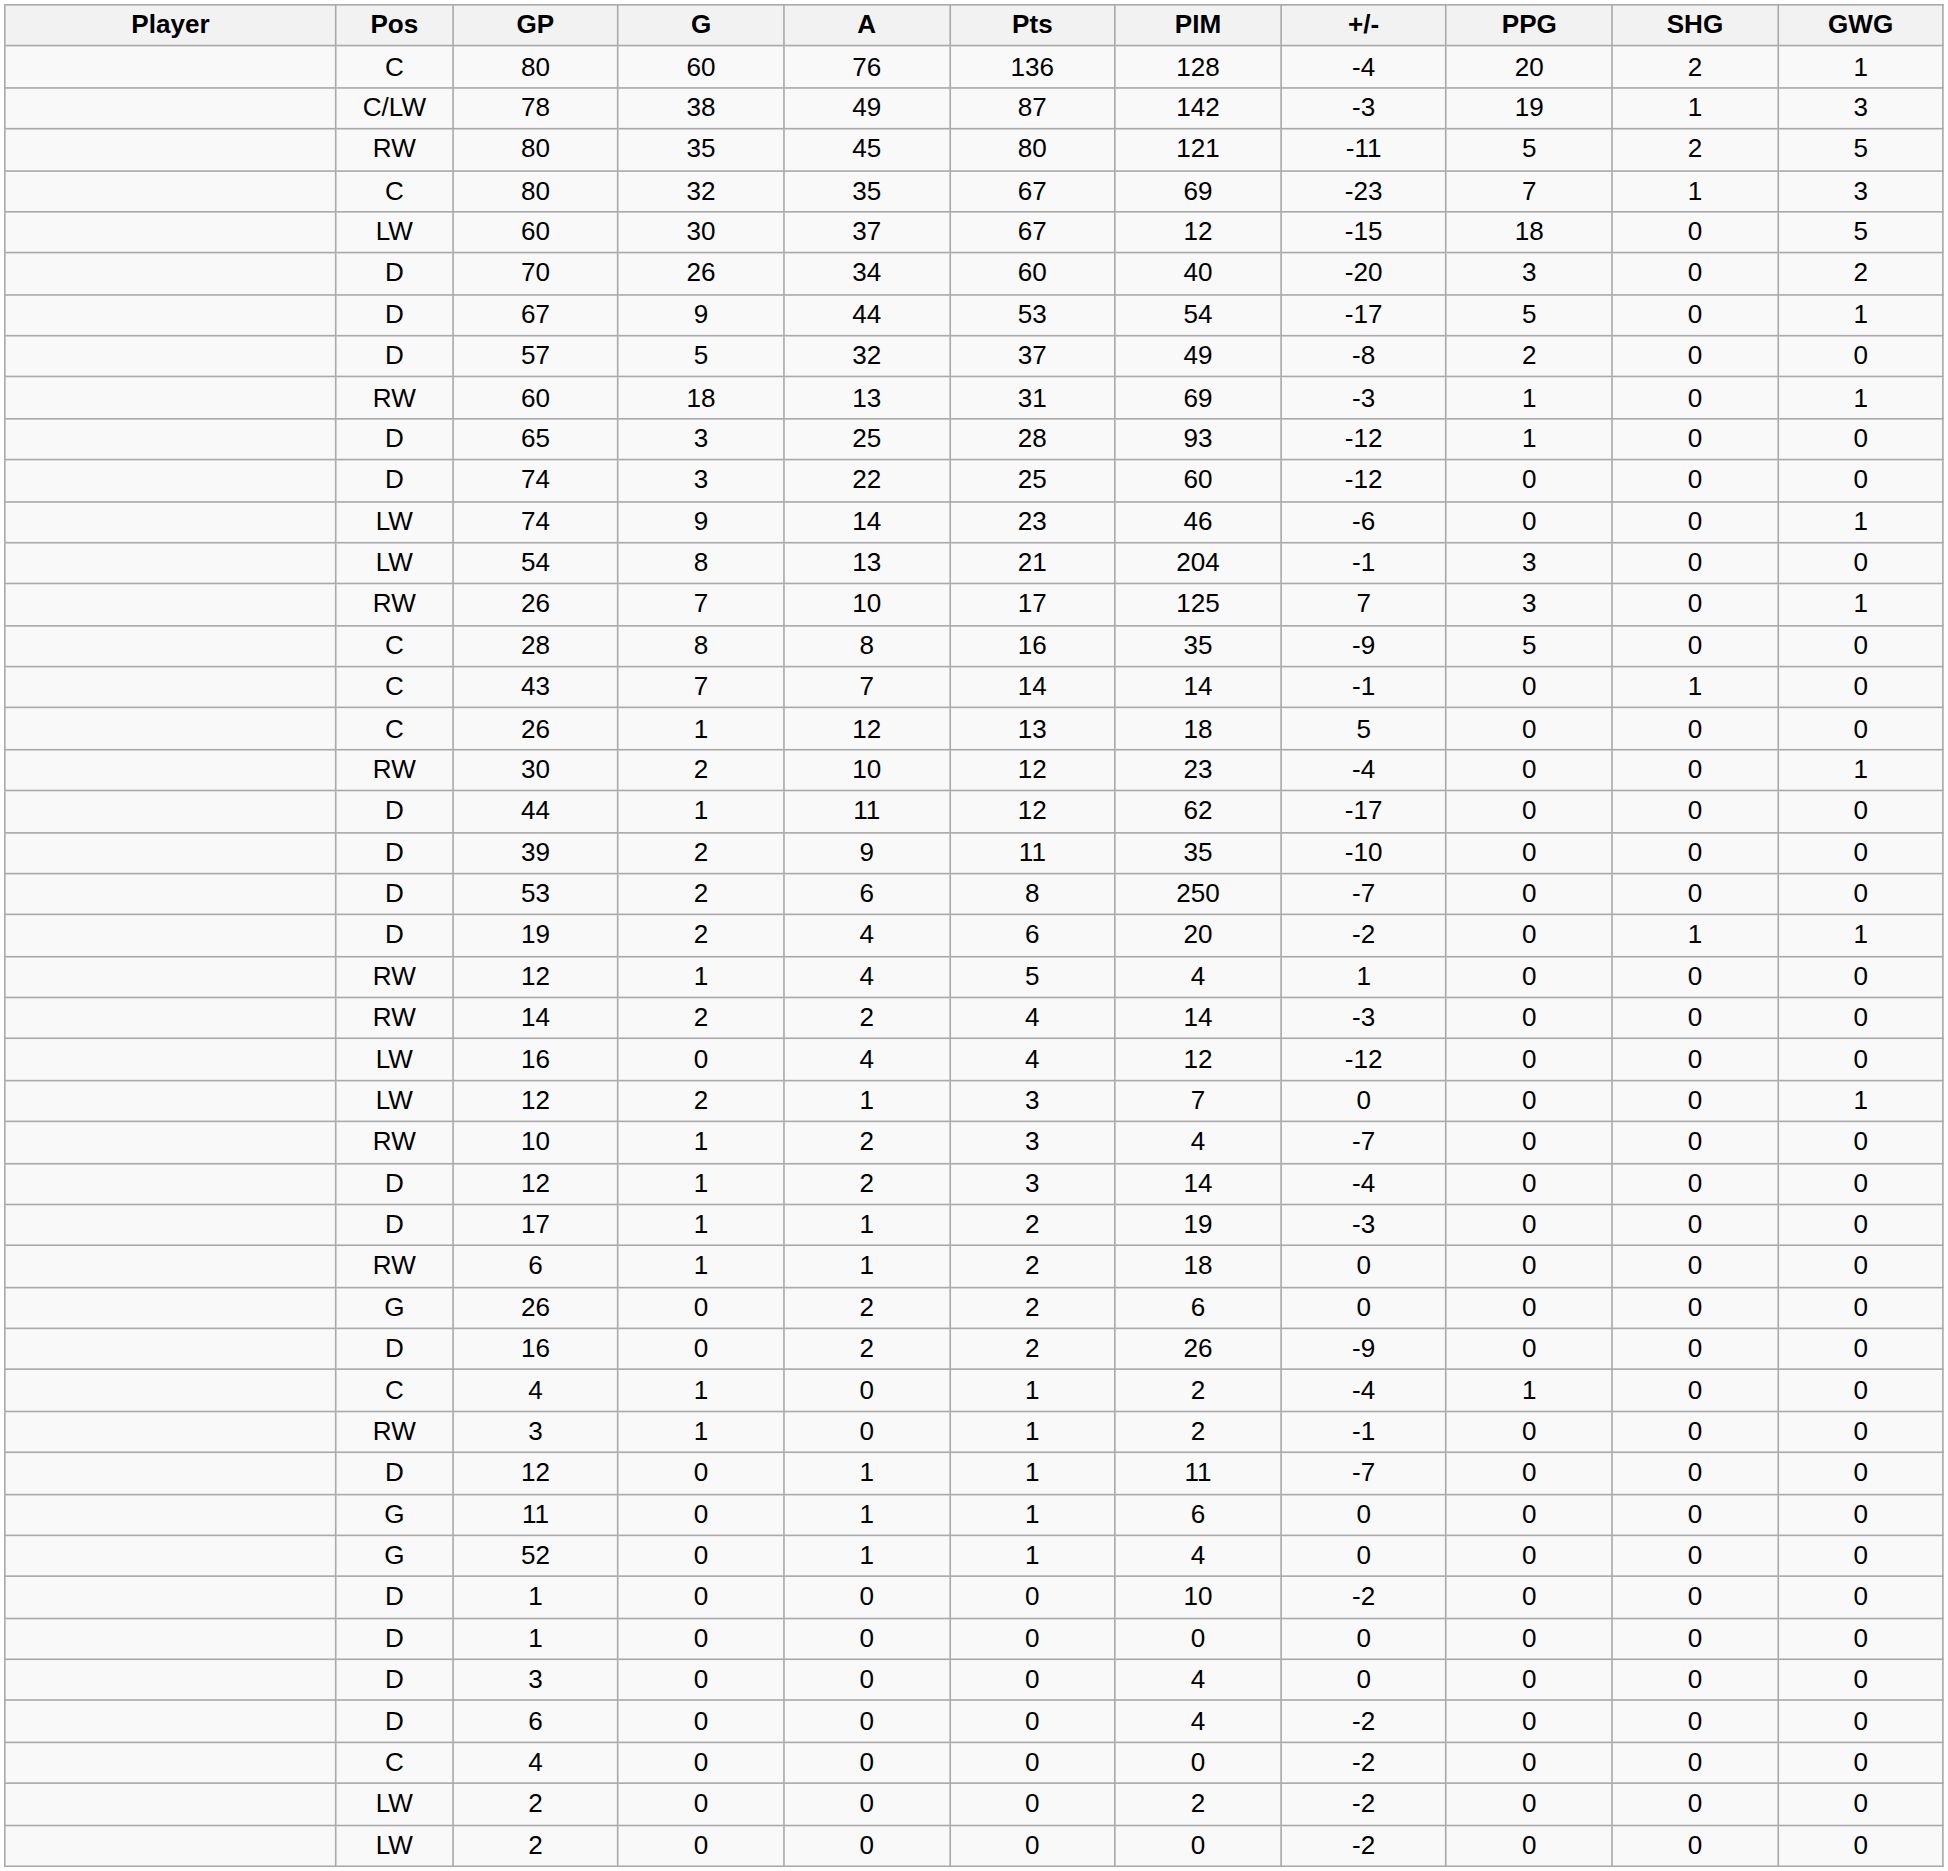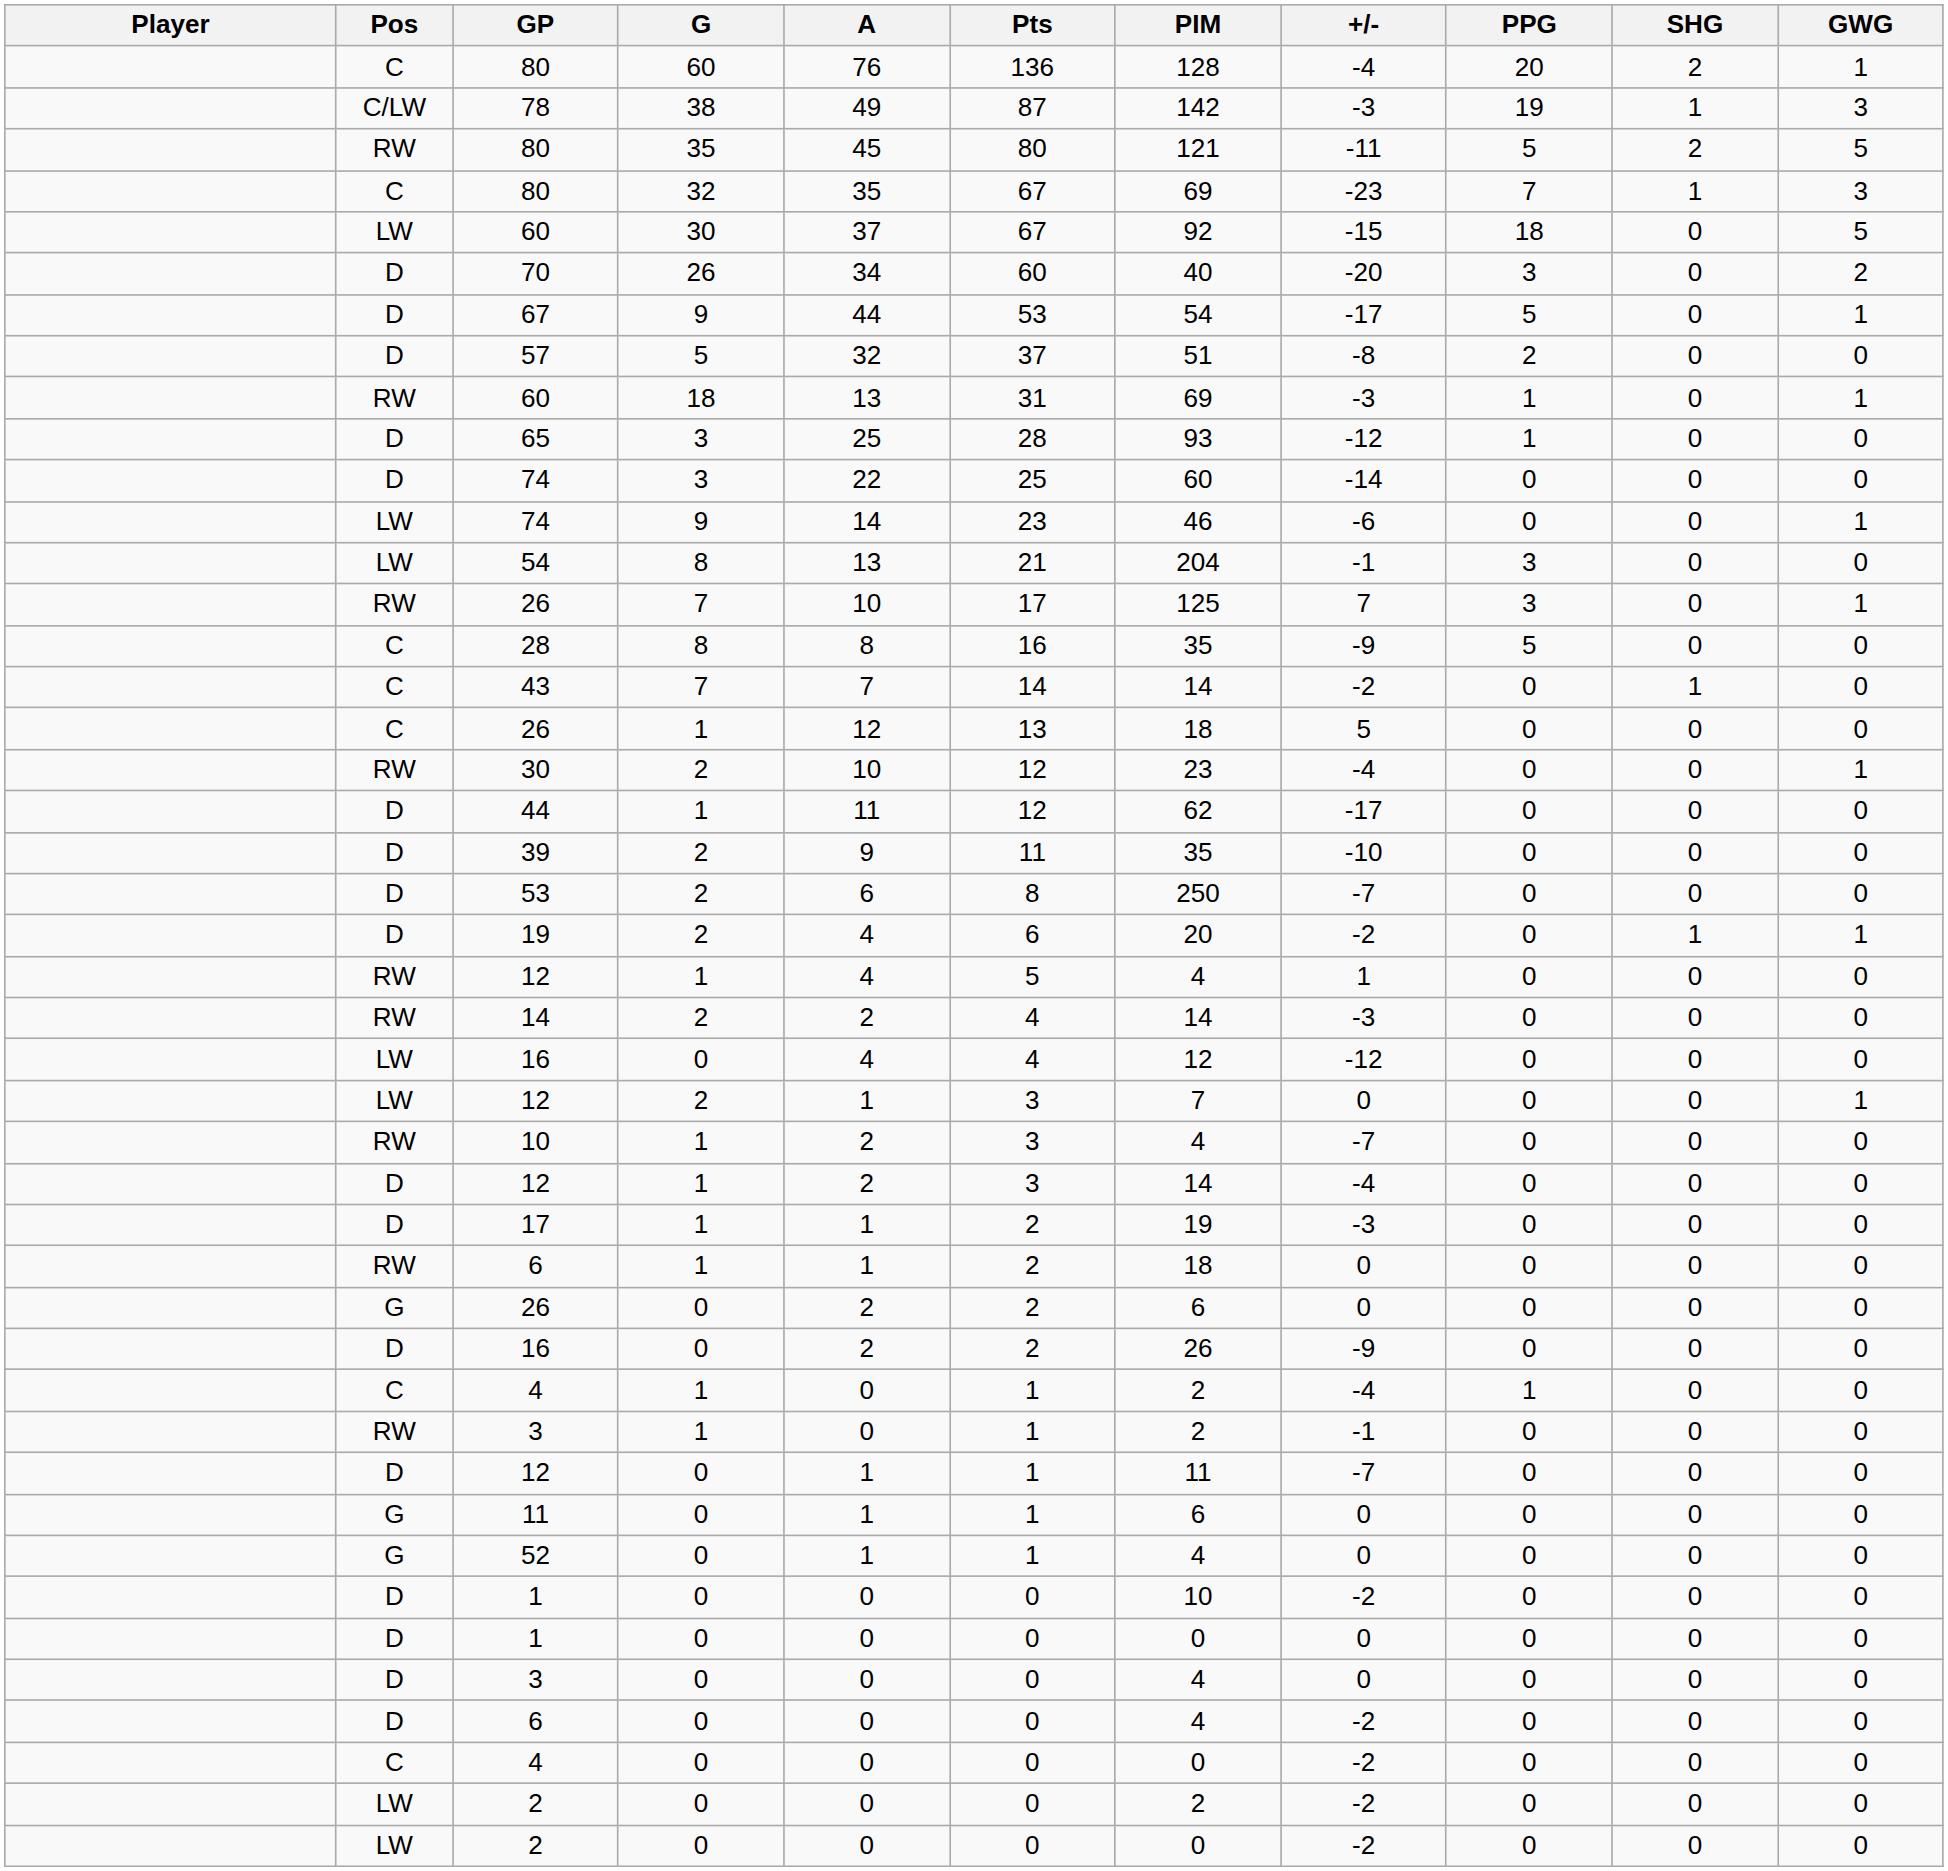(1198, 231) 12 -> (1198, 231) 92
(1198, 356) 49 -> (1198, 356) 51
(1364, 480) -12 -> (1364, 480) -14
(1364, 686) -1 -> (1364, 686) -2
